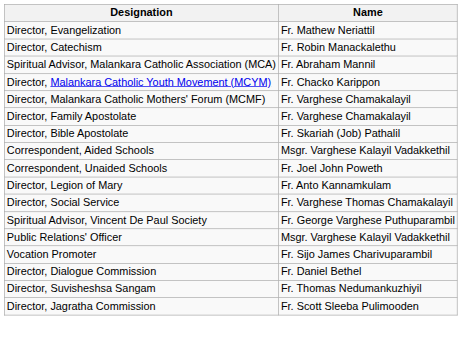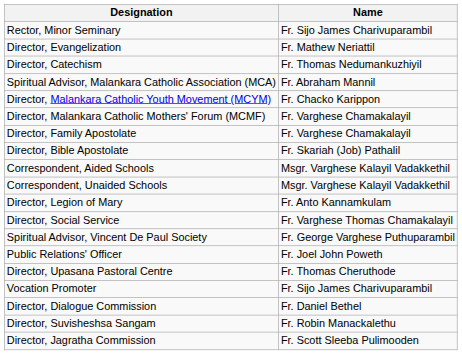+ row: (64, 30)
(338, 47) Fr. Robin Manackalethu -> (351, 64) Fr. Thomas Nedumankuzhiyil
(332, 168) Fr. Joel John Poweth -> (365, 185) Msgr. Varghese Kalayil Vadakkethil
(365, 237) Msgr. Varghese Kalayil Vadakkethil -> (332, 254) Fr. Joel John Poweth
+ row: (90, 271)
(351, 289) Fr. Thomas Nedumankuzhiyil -> (338, 323) Fr. Robin Manackalethu
